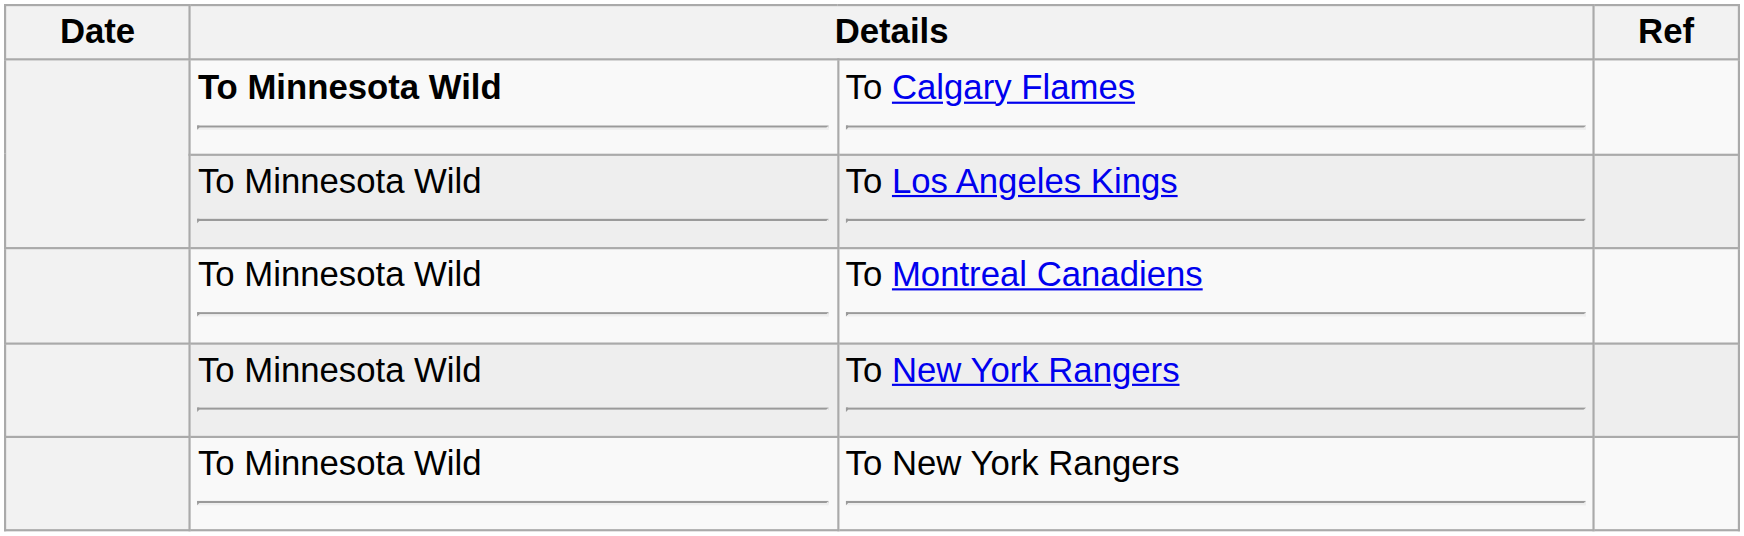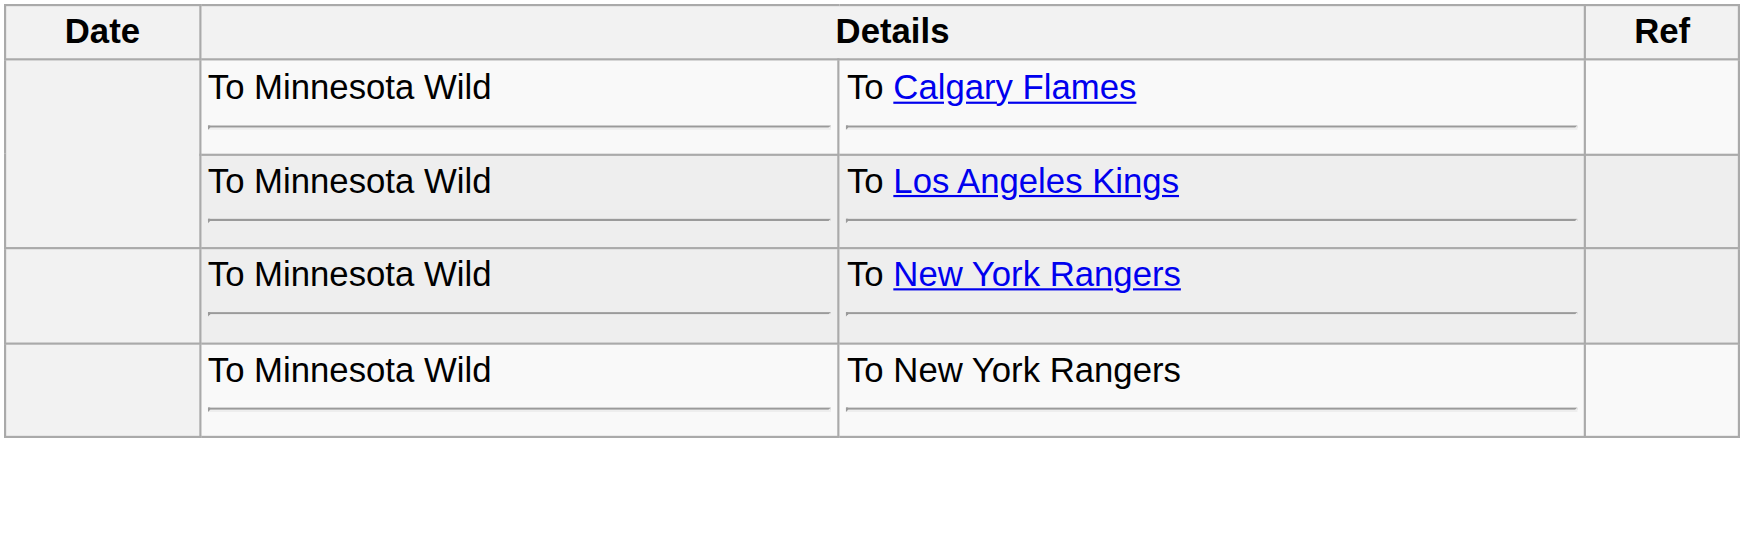(514, 99) bold -> (519, 99) normal
- row: (98, 295)
